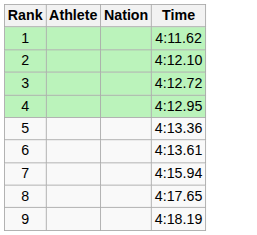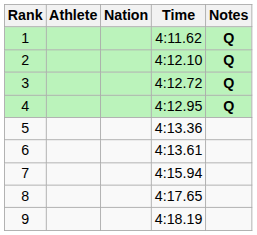+ column: (229, 15)
